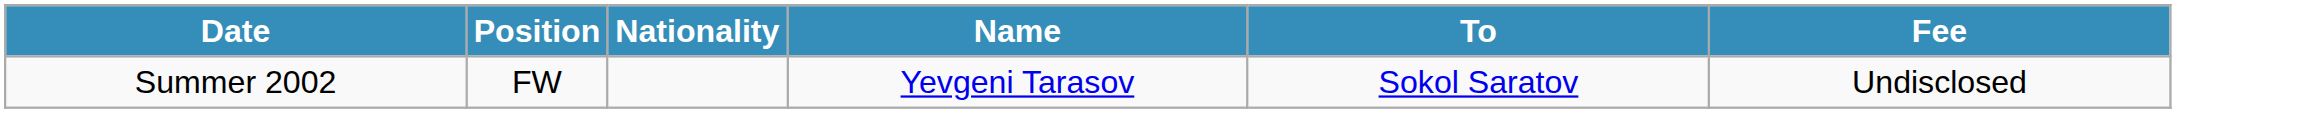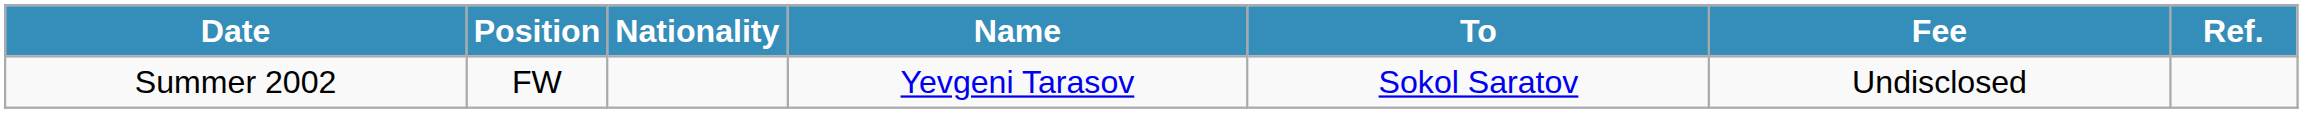+ column: (2233, 31)
